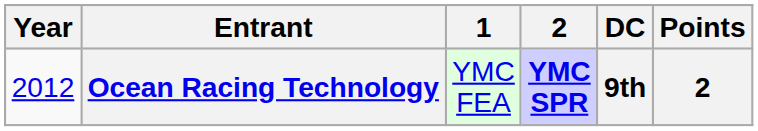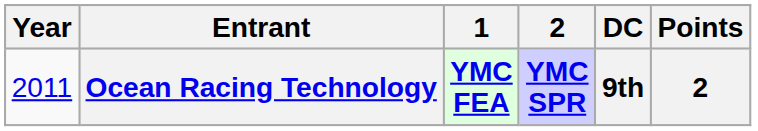(43, 87) 2012 -> (42, 87) 2011
(484, 87) normal -> (481, 87) bold
